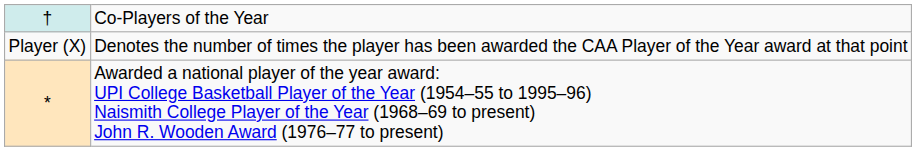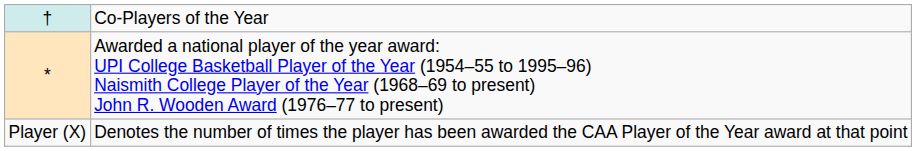rows swapped: (47, 103) <-> (47, 45)
